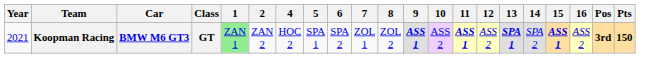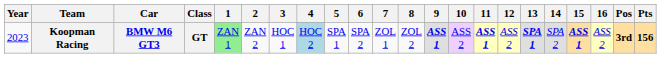+ column: (283, 13)
(18, 37) 2021 -> (18, 37) 2023
(290, 37) no background -> (311, 37) lightblue background
(624, 37) 150 -> (645, 37) 156
